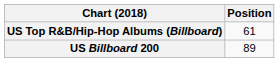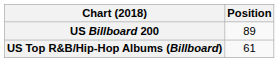rows swapped: (115, 48) <-> (115, 31)
